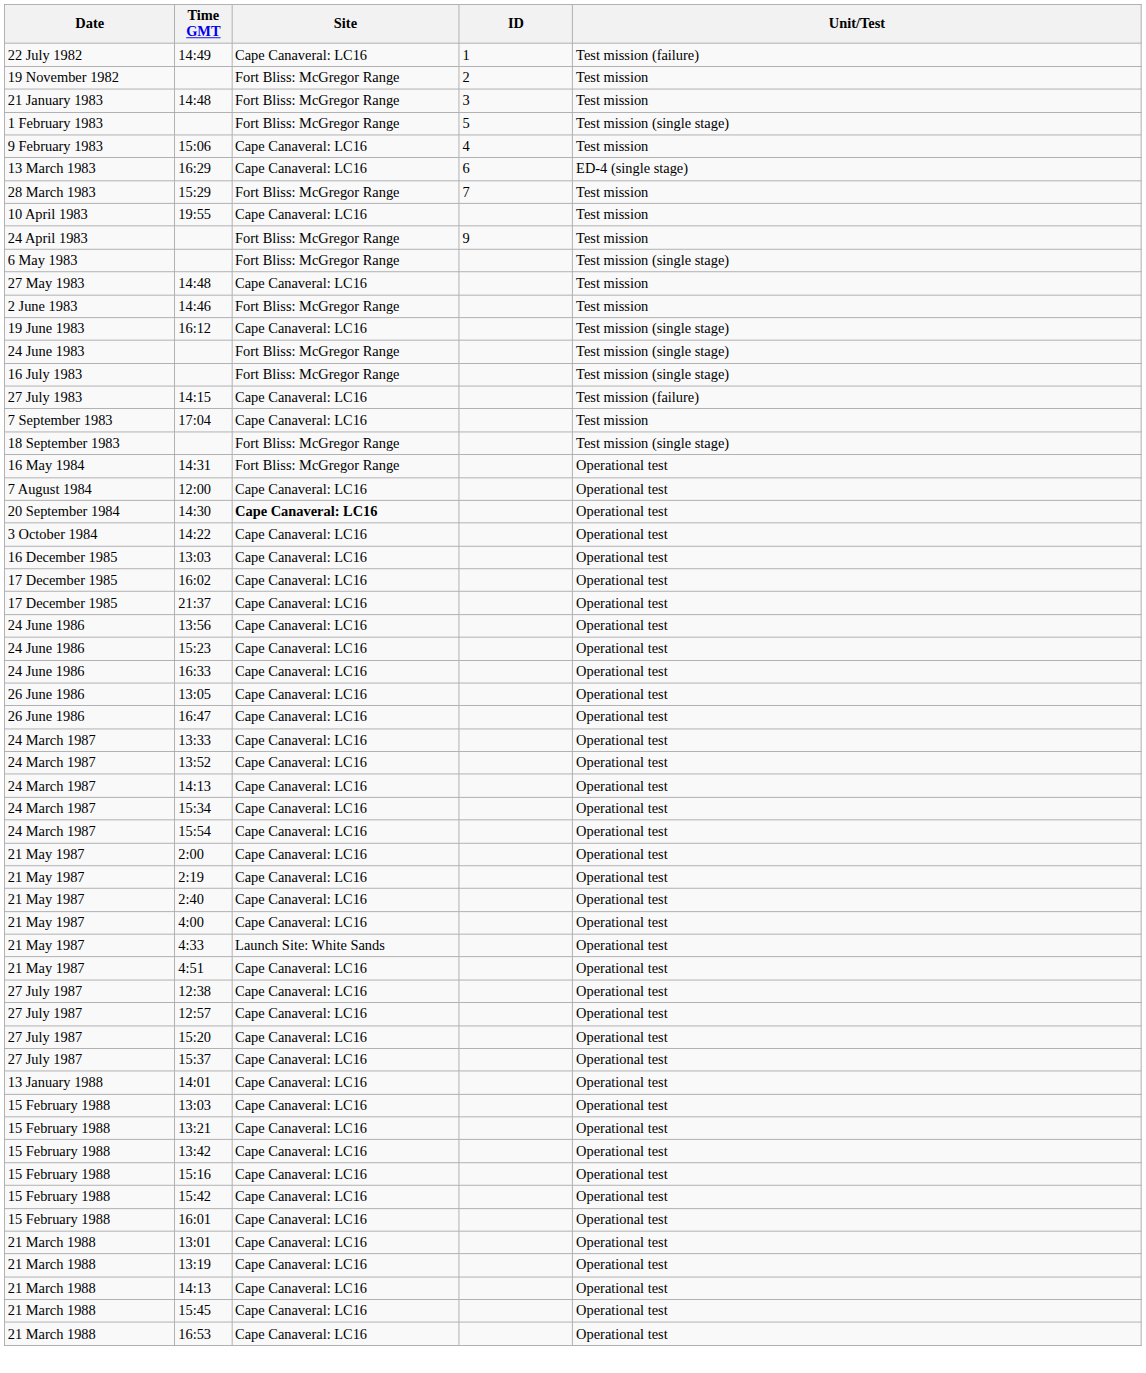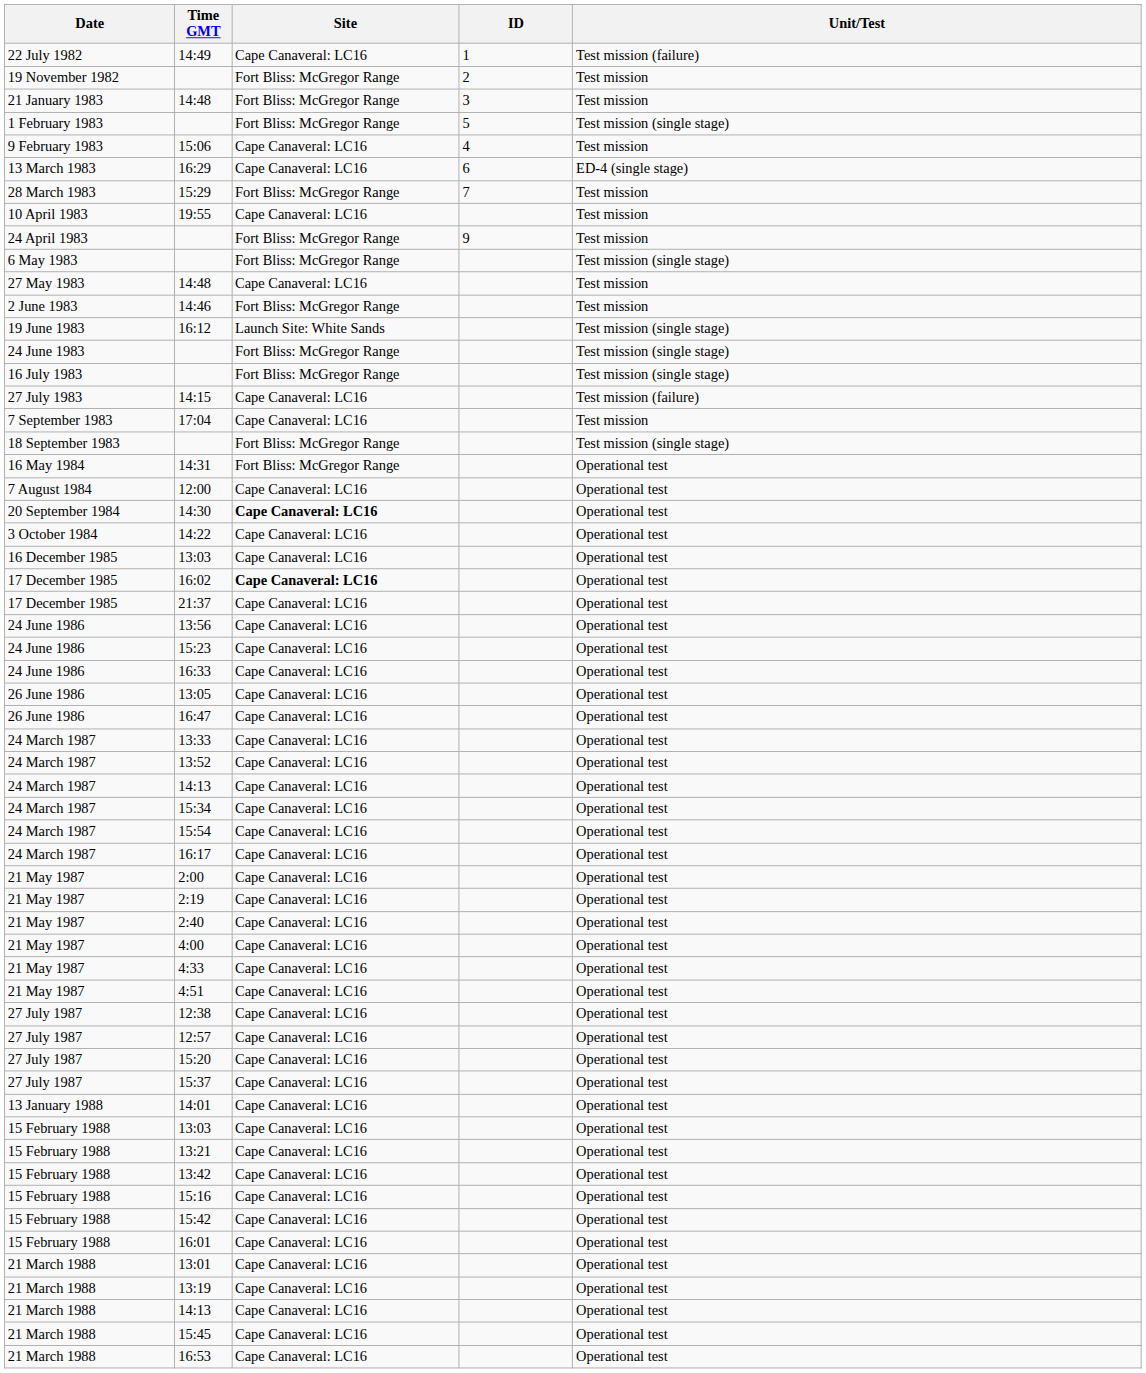(301, 329) Cape Canaveral: LC16 -> (310, 329) Launch Site: White Sands
(301, 580) normal -> (306, 580) bold
+ row: (52, 854)
(310, 945) Launch Site: White Sands -> (301, 968) Cape Canaveral: LC16
